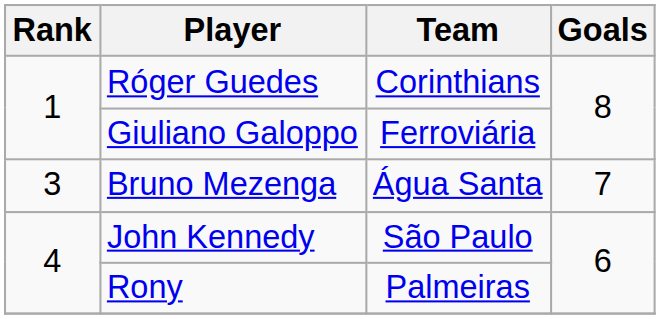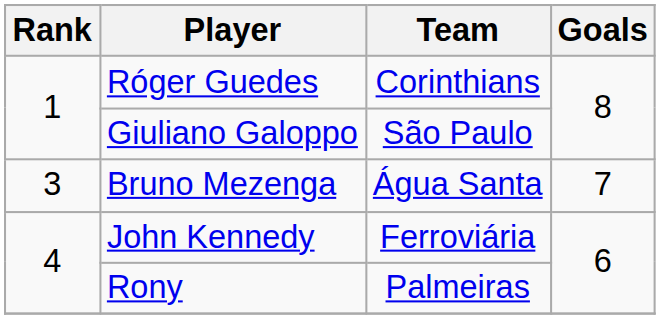(458, 133) Ferroviária -> (458, 133) São Paulo
(458, 236) São Paulo -> (458, 236) Ferroviária
